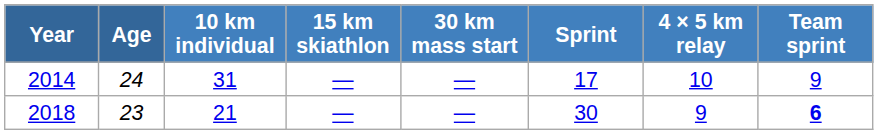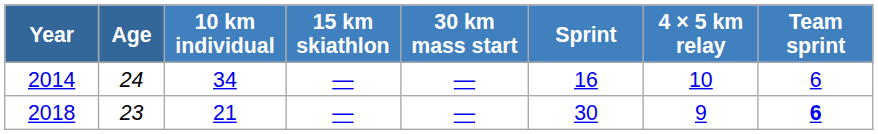(225, 79) 31 -> (225, 79) 34
(586, 79) 17 -> (586, 79) 16
(816, 79) 9 -> (816, 79) 6
